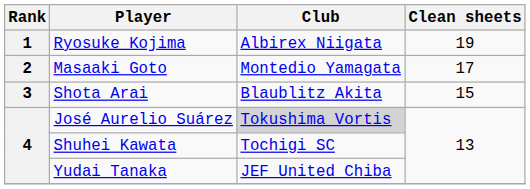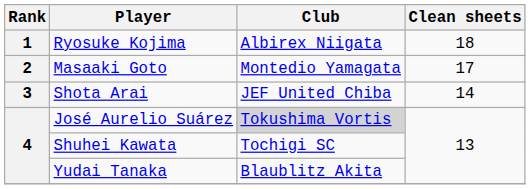(465, 43) 19 -> (465, 43) 18
(311, 94) Blaublitz Akita -> (316, 94) JEF United Chiba
(465, 94) 15 -> (465, 94) 14
(316, 171) JEF United Chiba -> (311, 171) Blaublitz Akita
